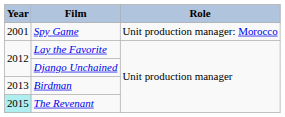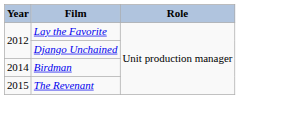- row: (56, 31)
(18, 85) 2013 -> (18, 67) 2014
(18, 103) paleturquoise background -> (18, 85) no background
